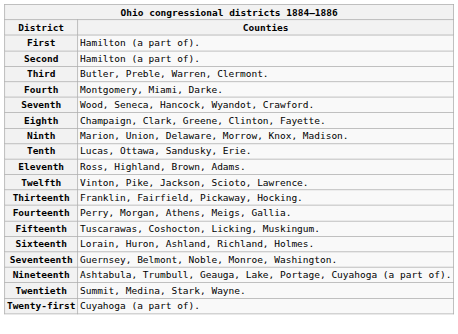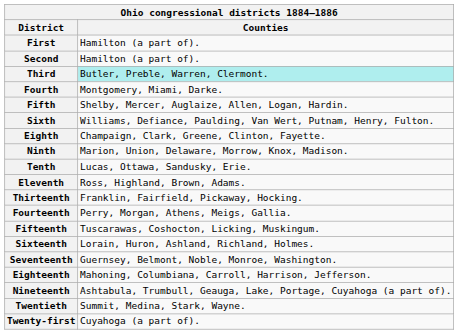(174, 74) no background -> (174, 74) paleturquoise background
+ row: (41, 105)
+ row: (41, 120)
- row: (41, 105)
- row: (41, 182)
+ row: (41, 275)
